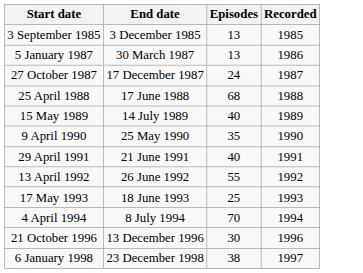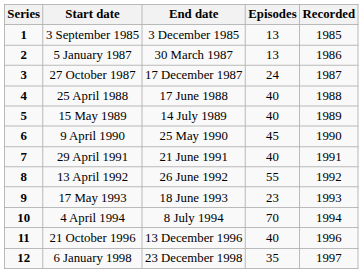+ column: (24, 14)
(234, 95) 68 -> (272, 95) 40
(234, 136) 35 -> (272, 136) 45
(234, 197) 25 -> (272, 197) 23
(234, 237) 30 -> (272, 237) 40
(234, 258) 38 -> (272, 258) 35
